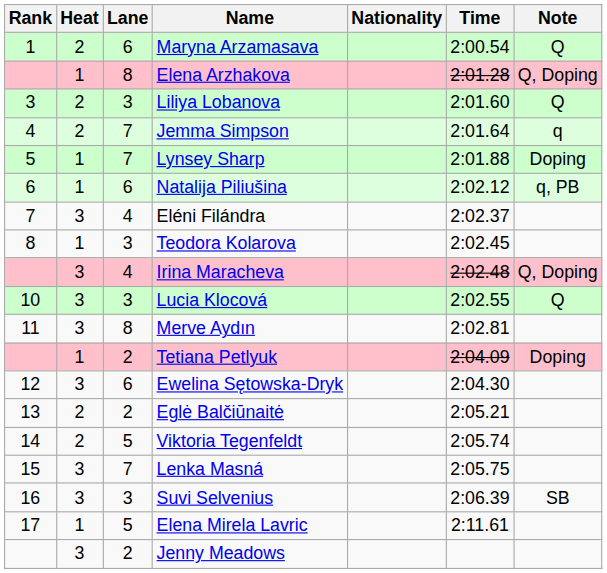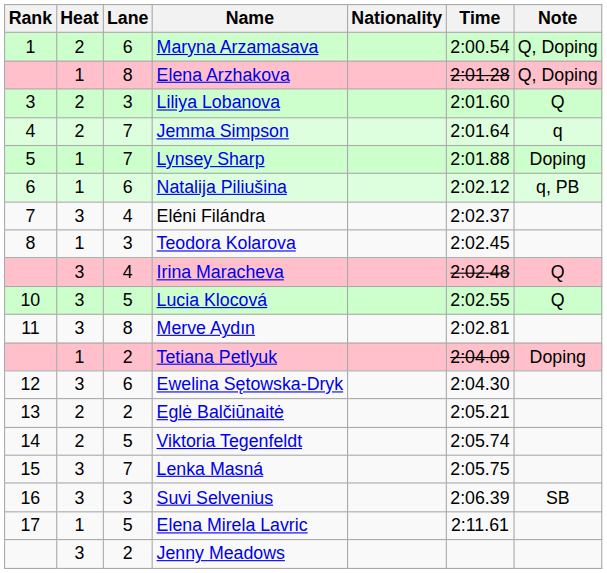(558, 46) Q -> (558, 46) Q, Doping
(558, 272) Q, Doping -> (558, 272) Q
(128, 300) 3 -> (128, 300) 5
